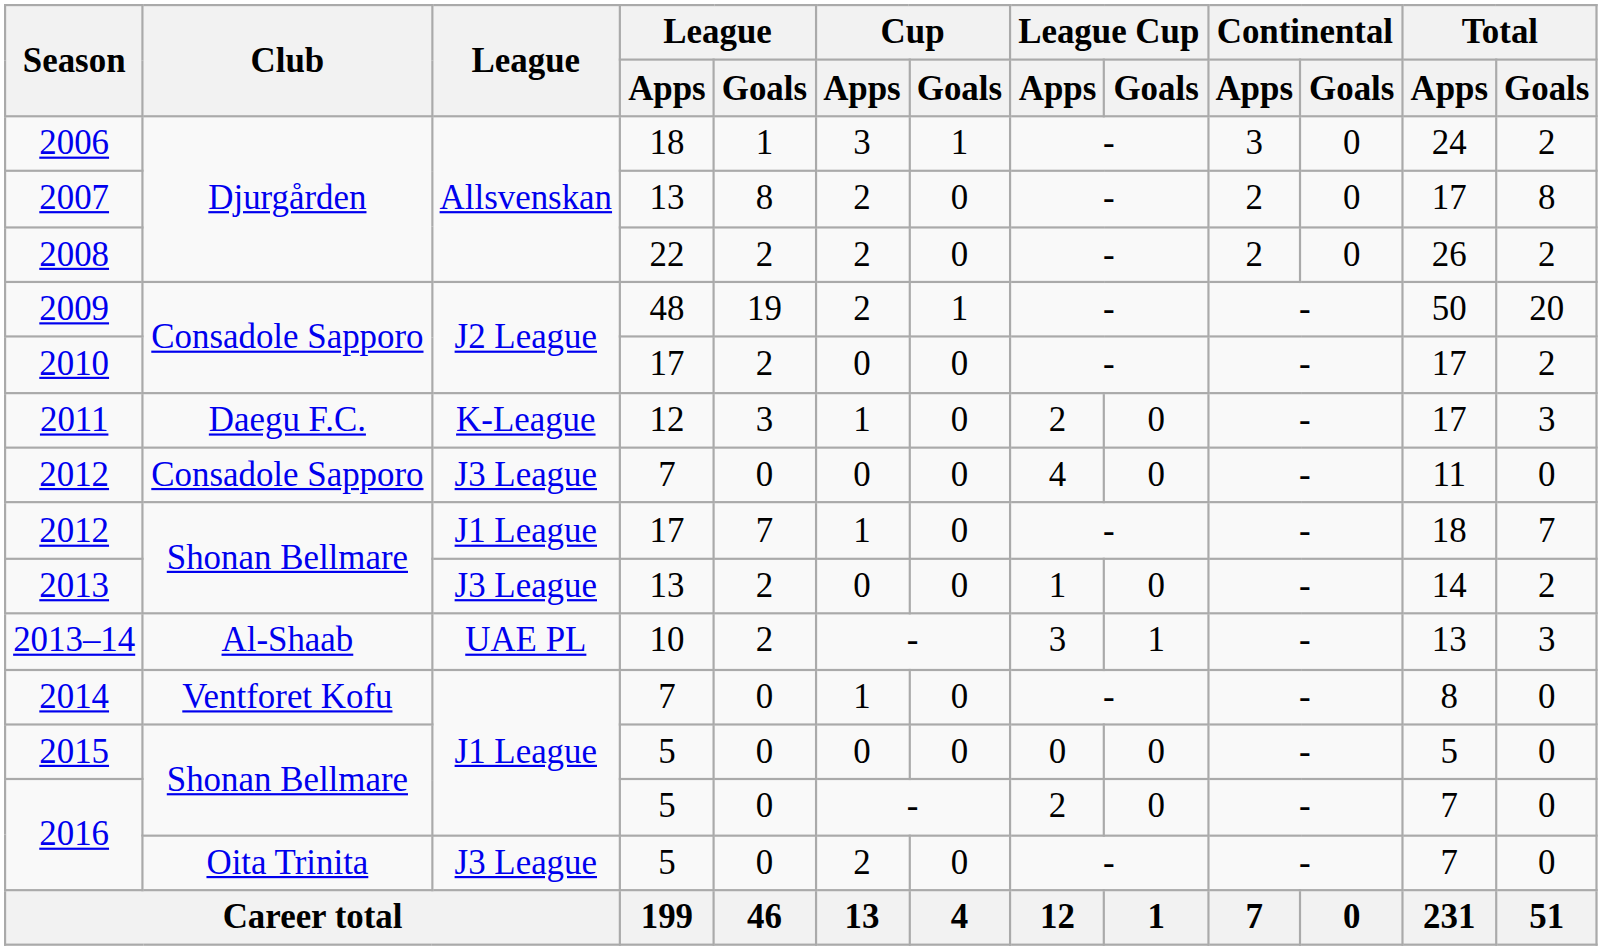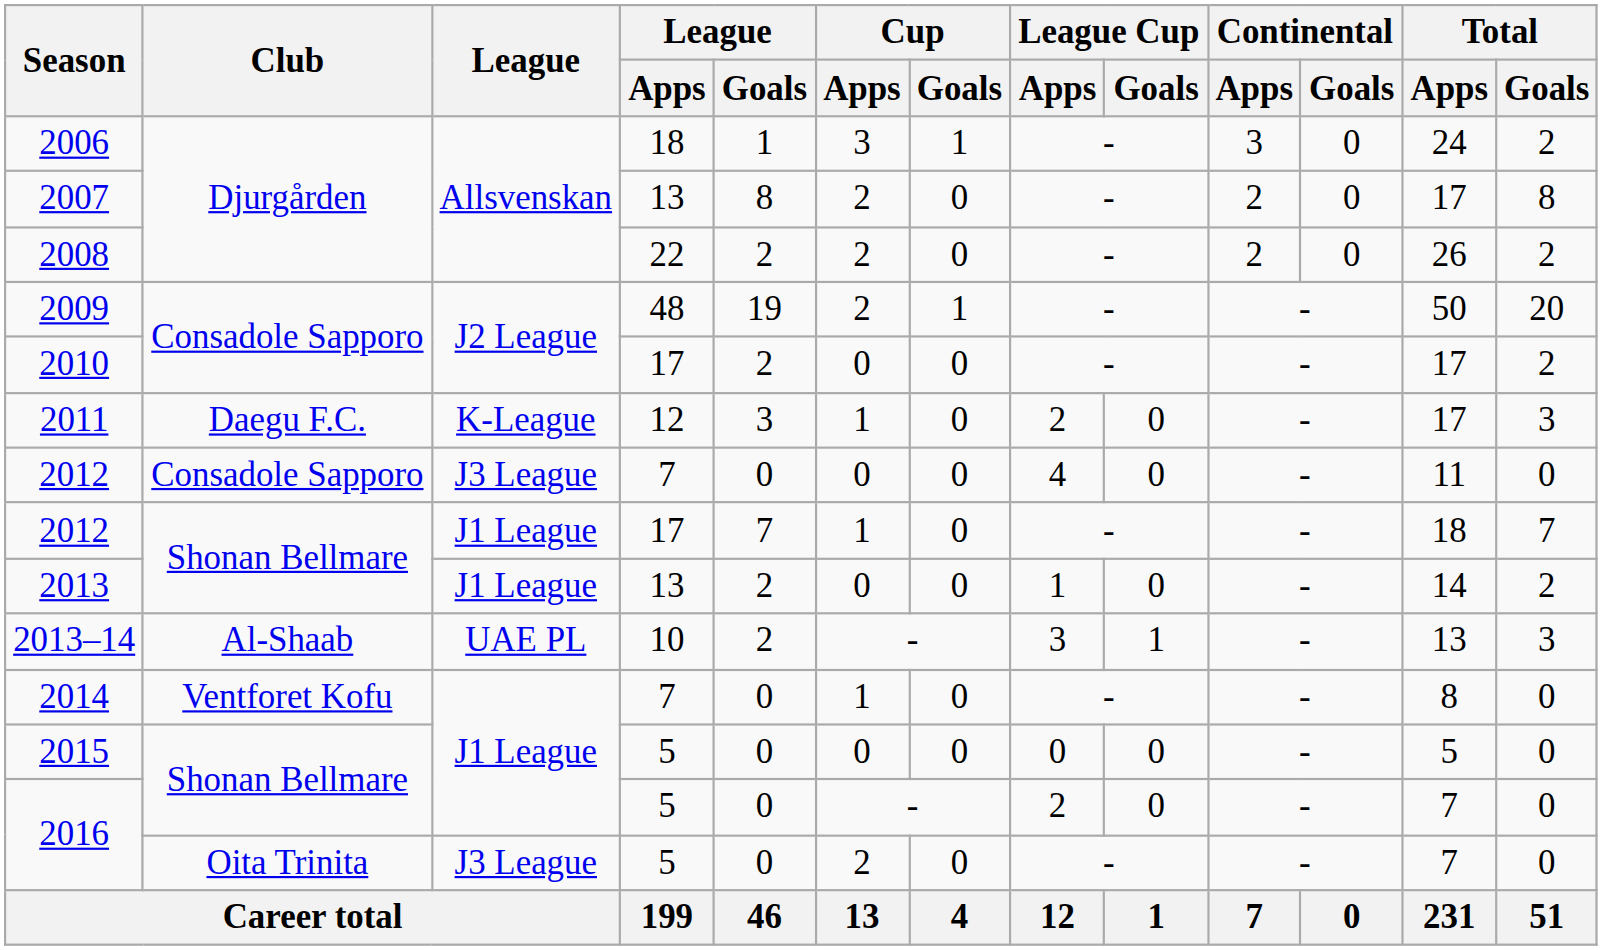(526, 585) J3 League -> (526, 585) J1 League
